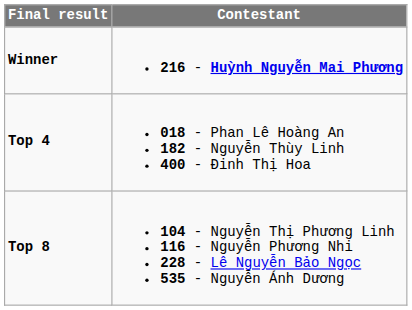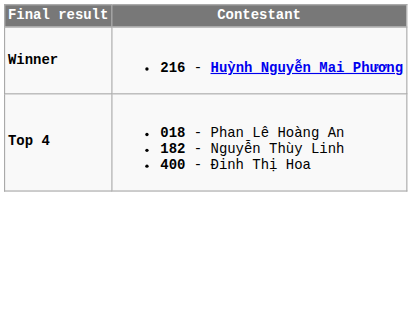- row: (29, 248)
